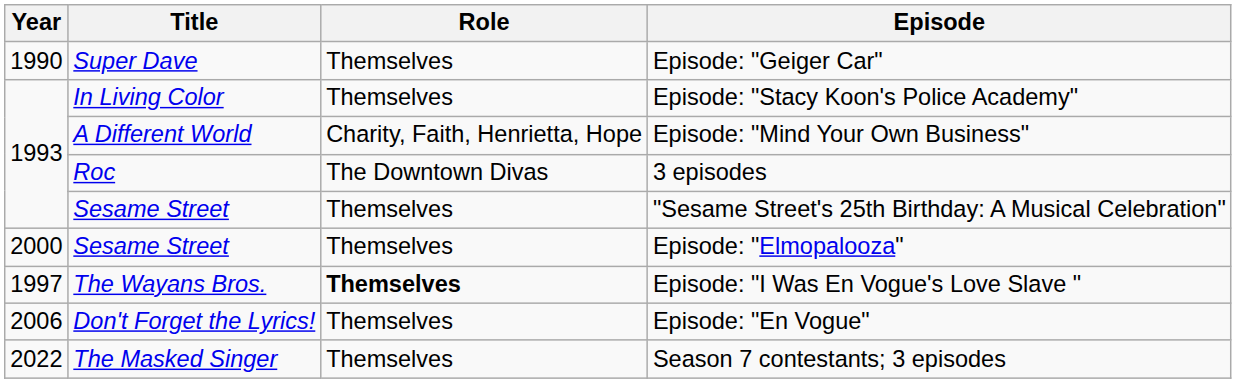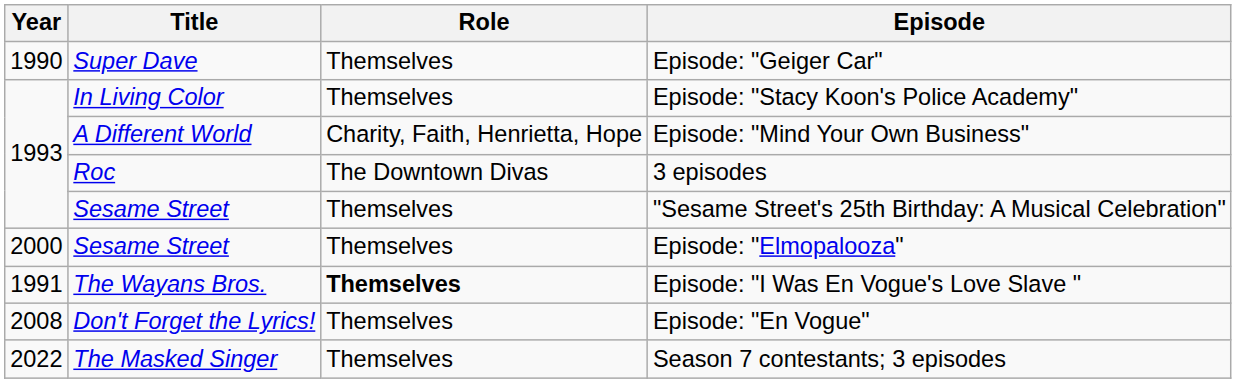(36, 284) 1997 -> (36, 284) 1991
(36, 321) 2006 -> (36, 321) 2008
